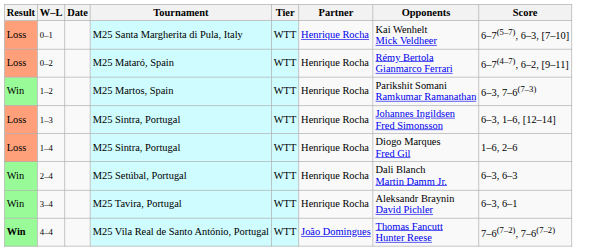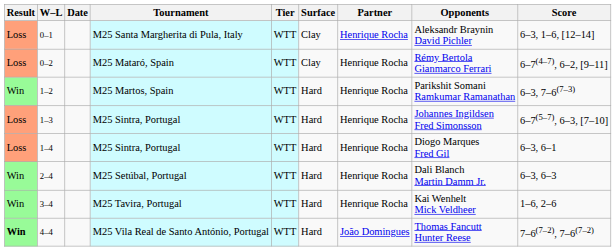+ column: (318, 12)
(406, 35) Kai Wenhelt Mick Veldheer -> (454, 35) Aleksandr Braynin David Pichler
(525, 35) 6–7(5–7), 6–3, [7–10] -> (557, 35) 6–3, 1–6, [12–14]
(518, 119) 6–3, 1–6, [12–14] -> (564, 119) 6–7(5–7), 6–3, [7–10]
(499, 147) 1–6, 2–6 -> (538, 147) 6–3, 6–1
(415, 204) Aleksandr Braynin David Pichler -> (445, 204) Kai Wenhelt Mick Veldheer
(499, 204) 6–3, 6–1 -> (538, 204) 1–6, 2–6
